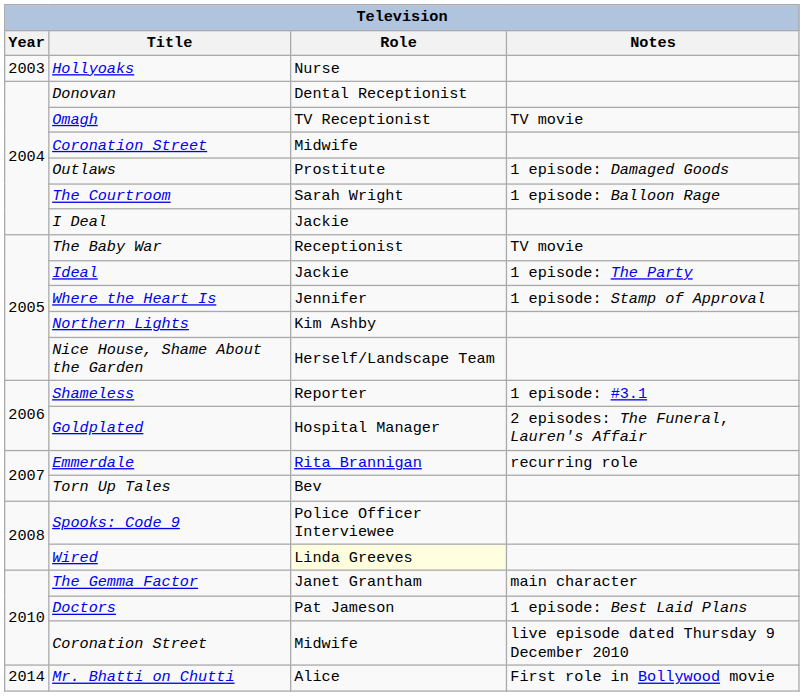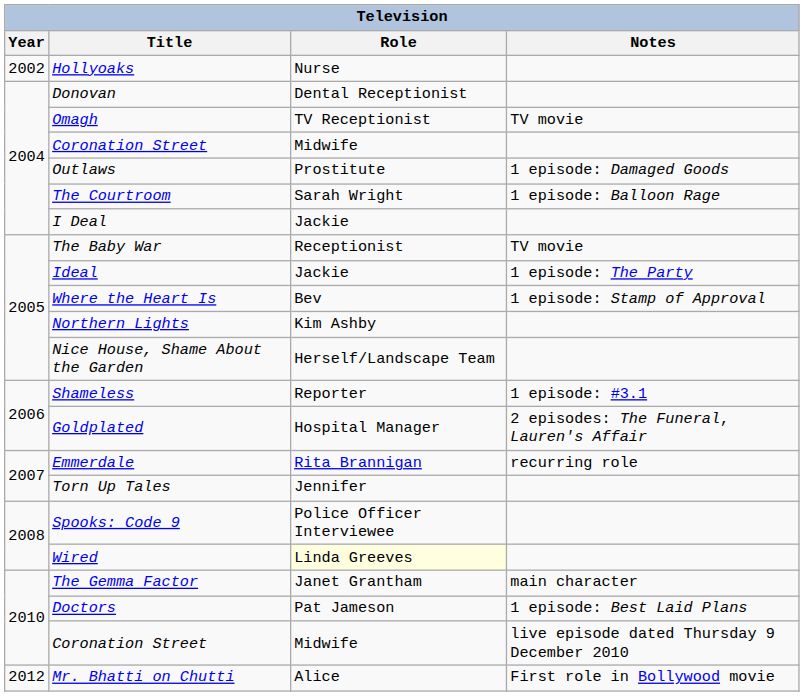(27, 68) 2003 -> (27, 68) 2002
(331, 298) Jennifer -> (308, 298) Bev
(308, 488) Bev -> (331, 488) Jennifer
(27, 678) 2014 -> (27, 678) 2012
